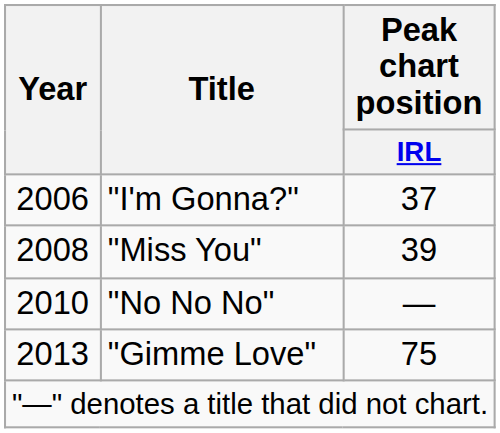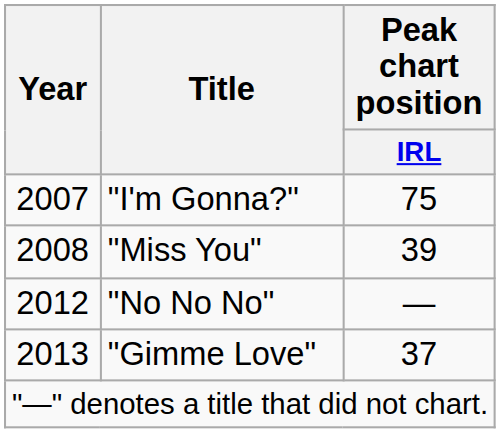(53, 199) 2006 -> (53, 199) 2007
(419, 199) 37 -> (419, 199) 75
(53, 302) 2010 -> (53, 302) 2012
(419, 354) 75 -> (419, 354) 37
